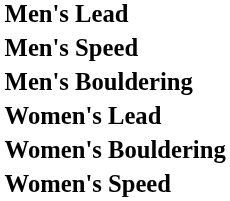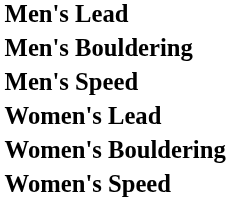rows swapped: (99, 81) <-> (71, 48)
